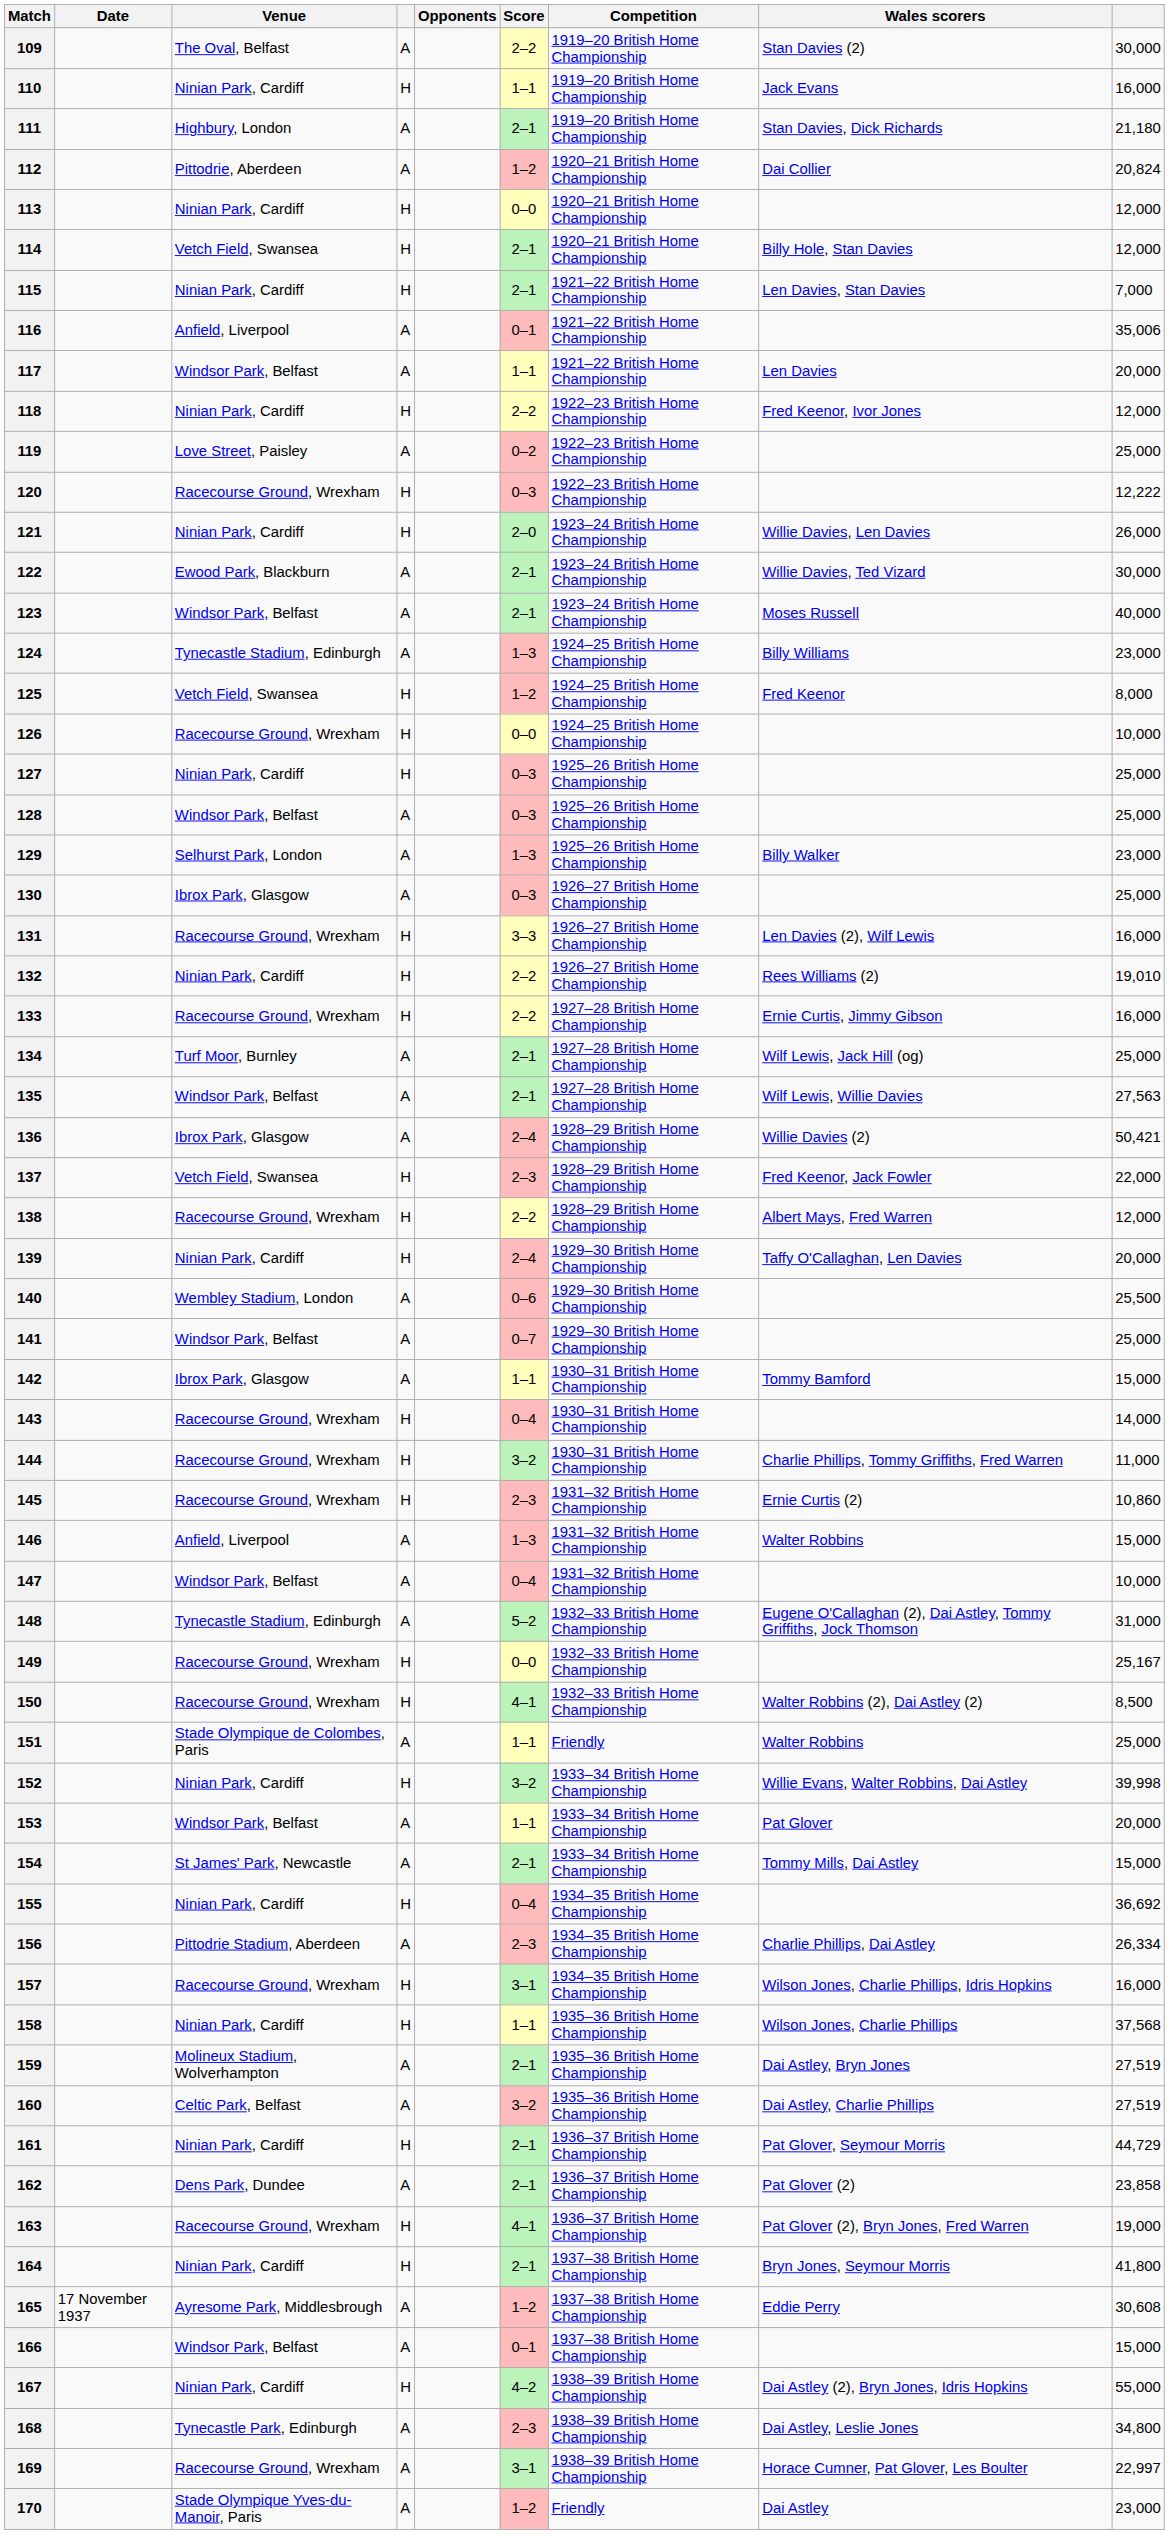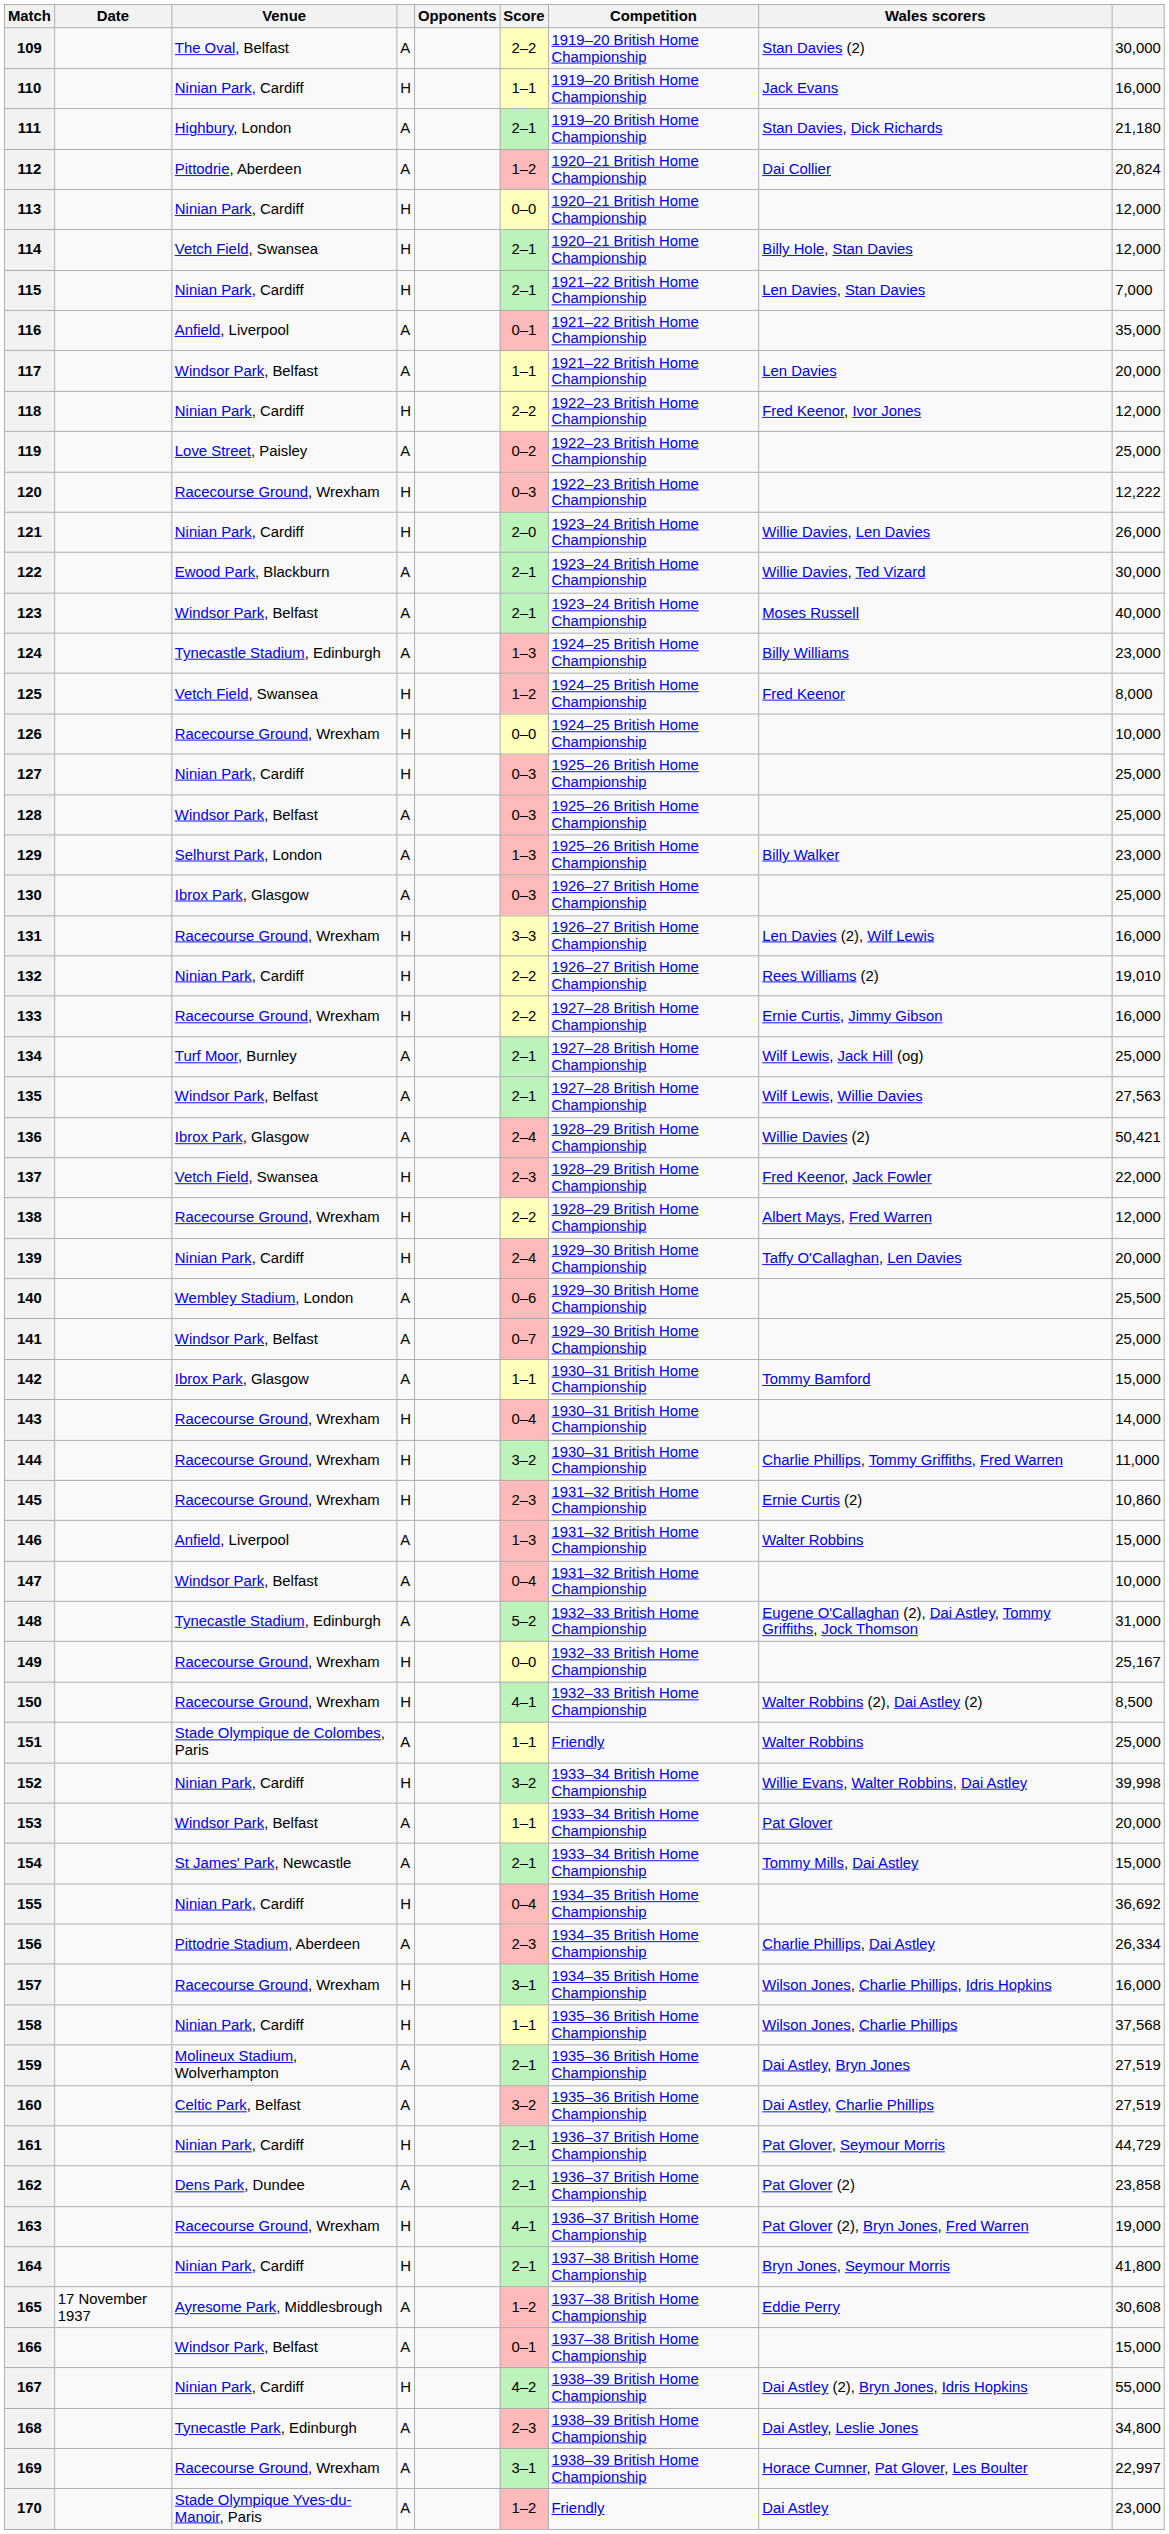(1138, 330) 35,006 -> (1138, 330) 35,000
